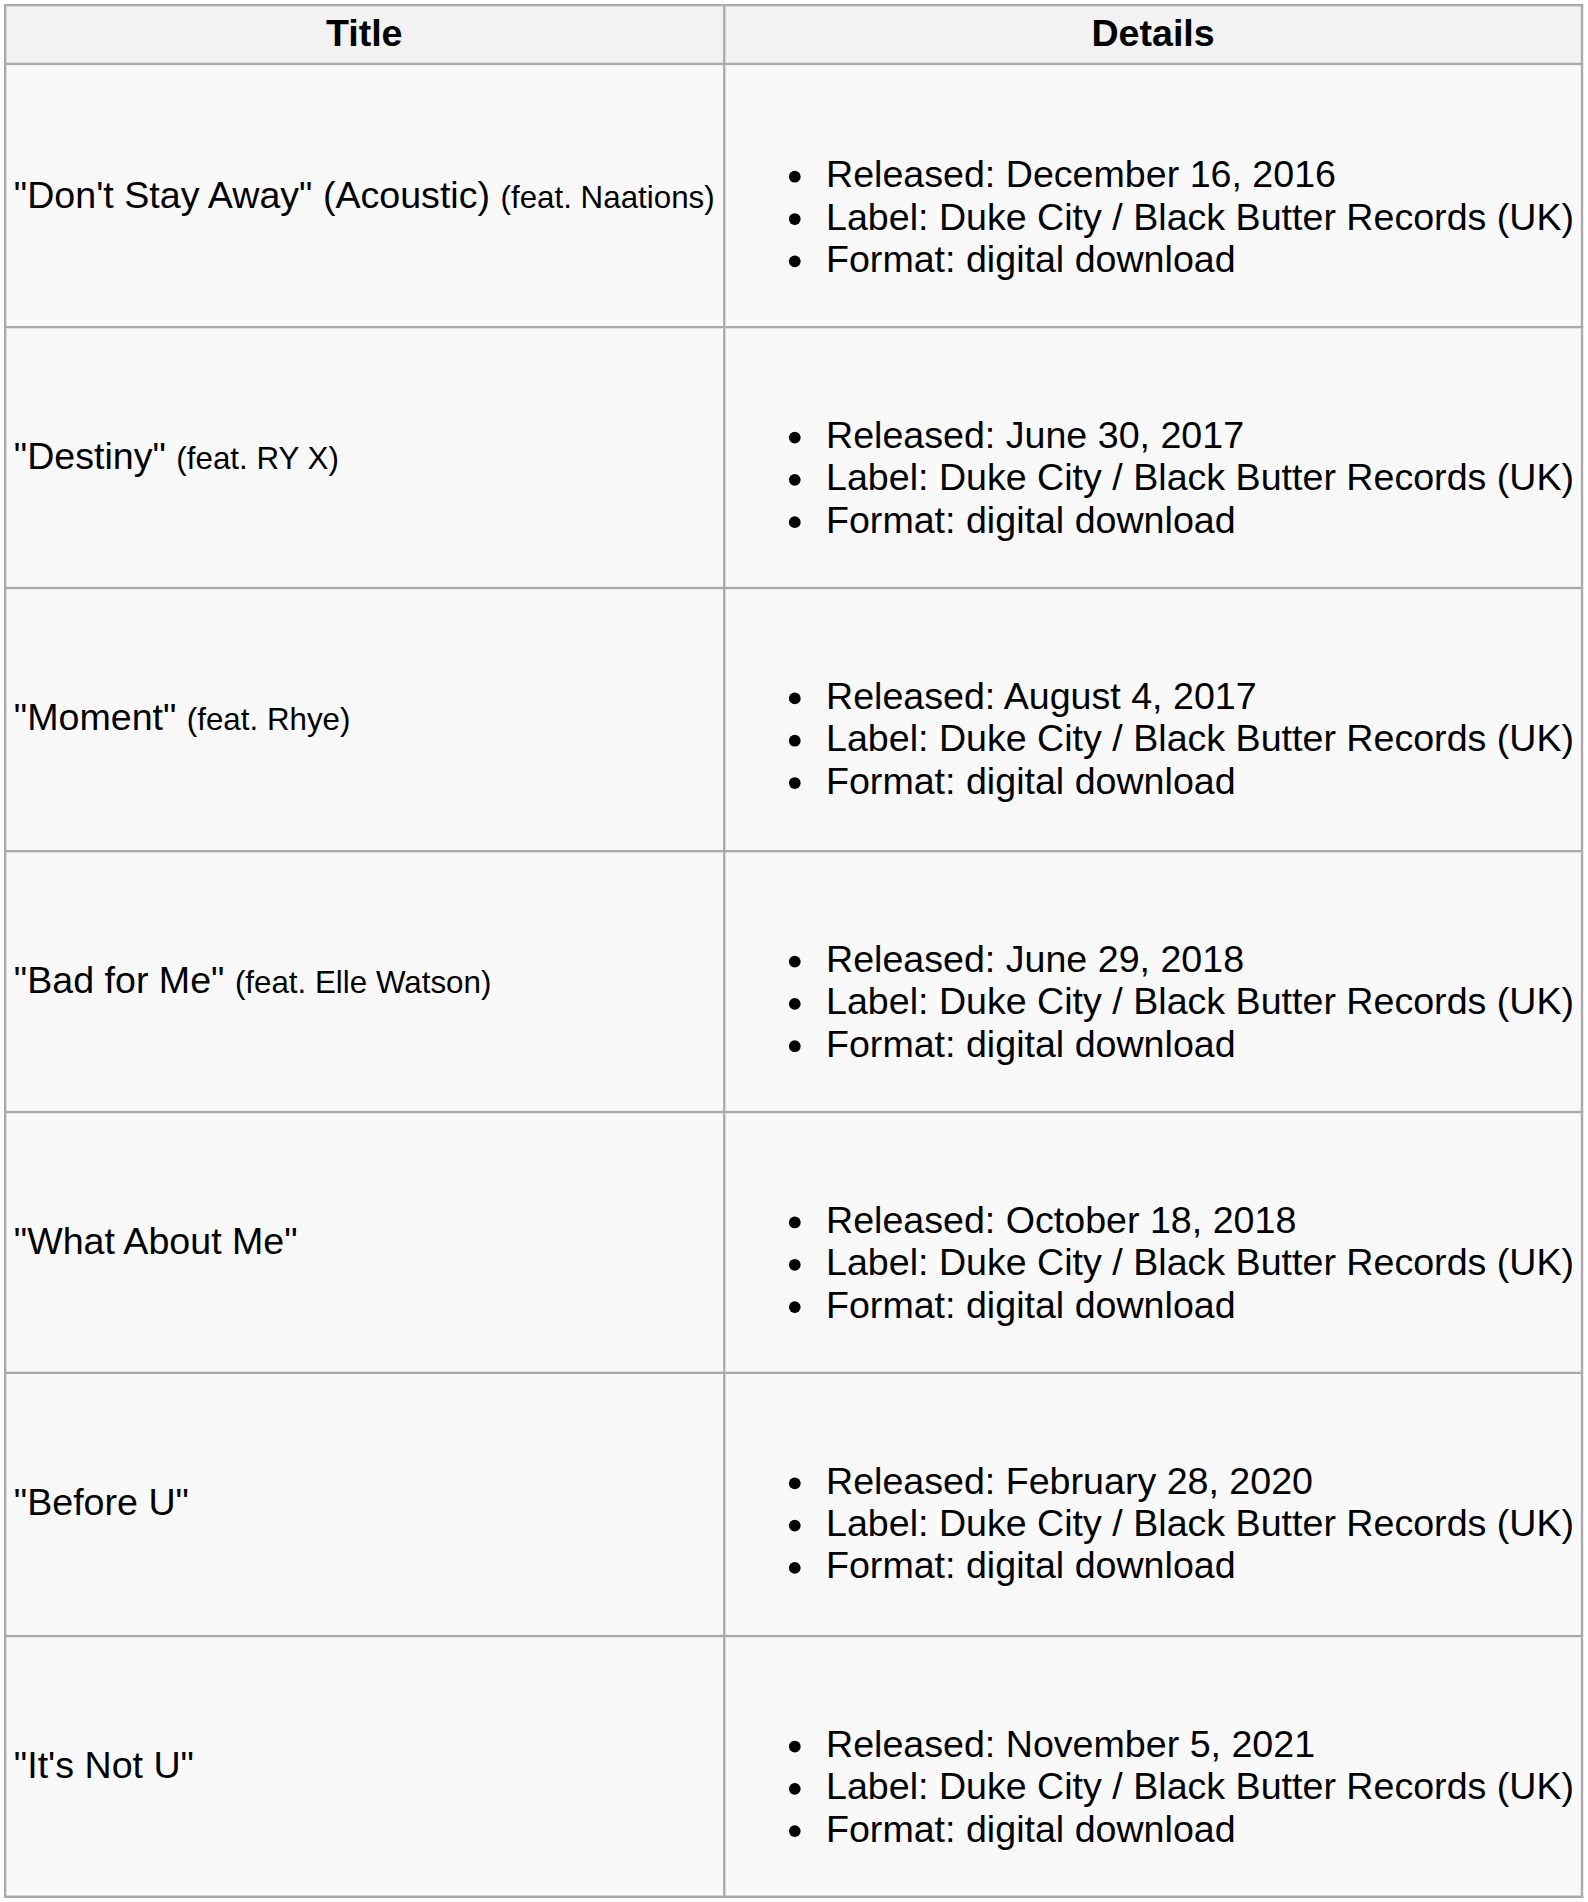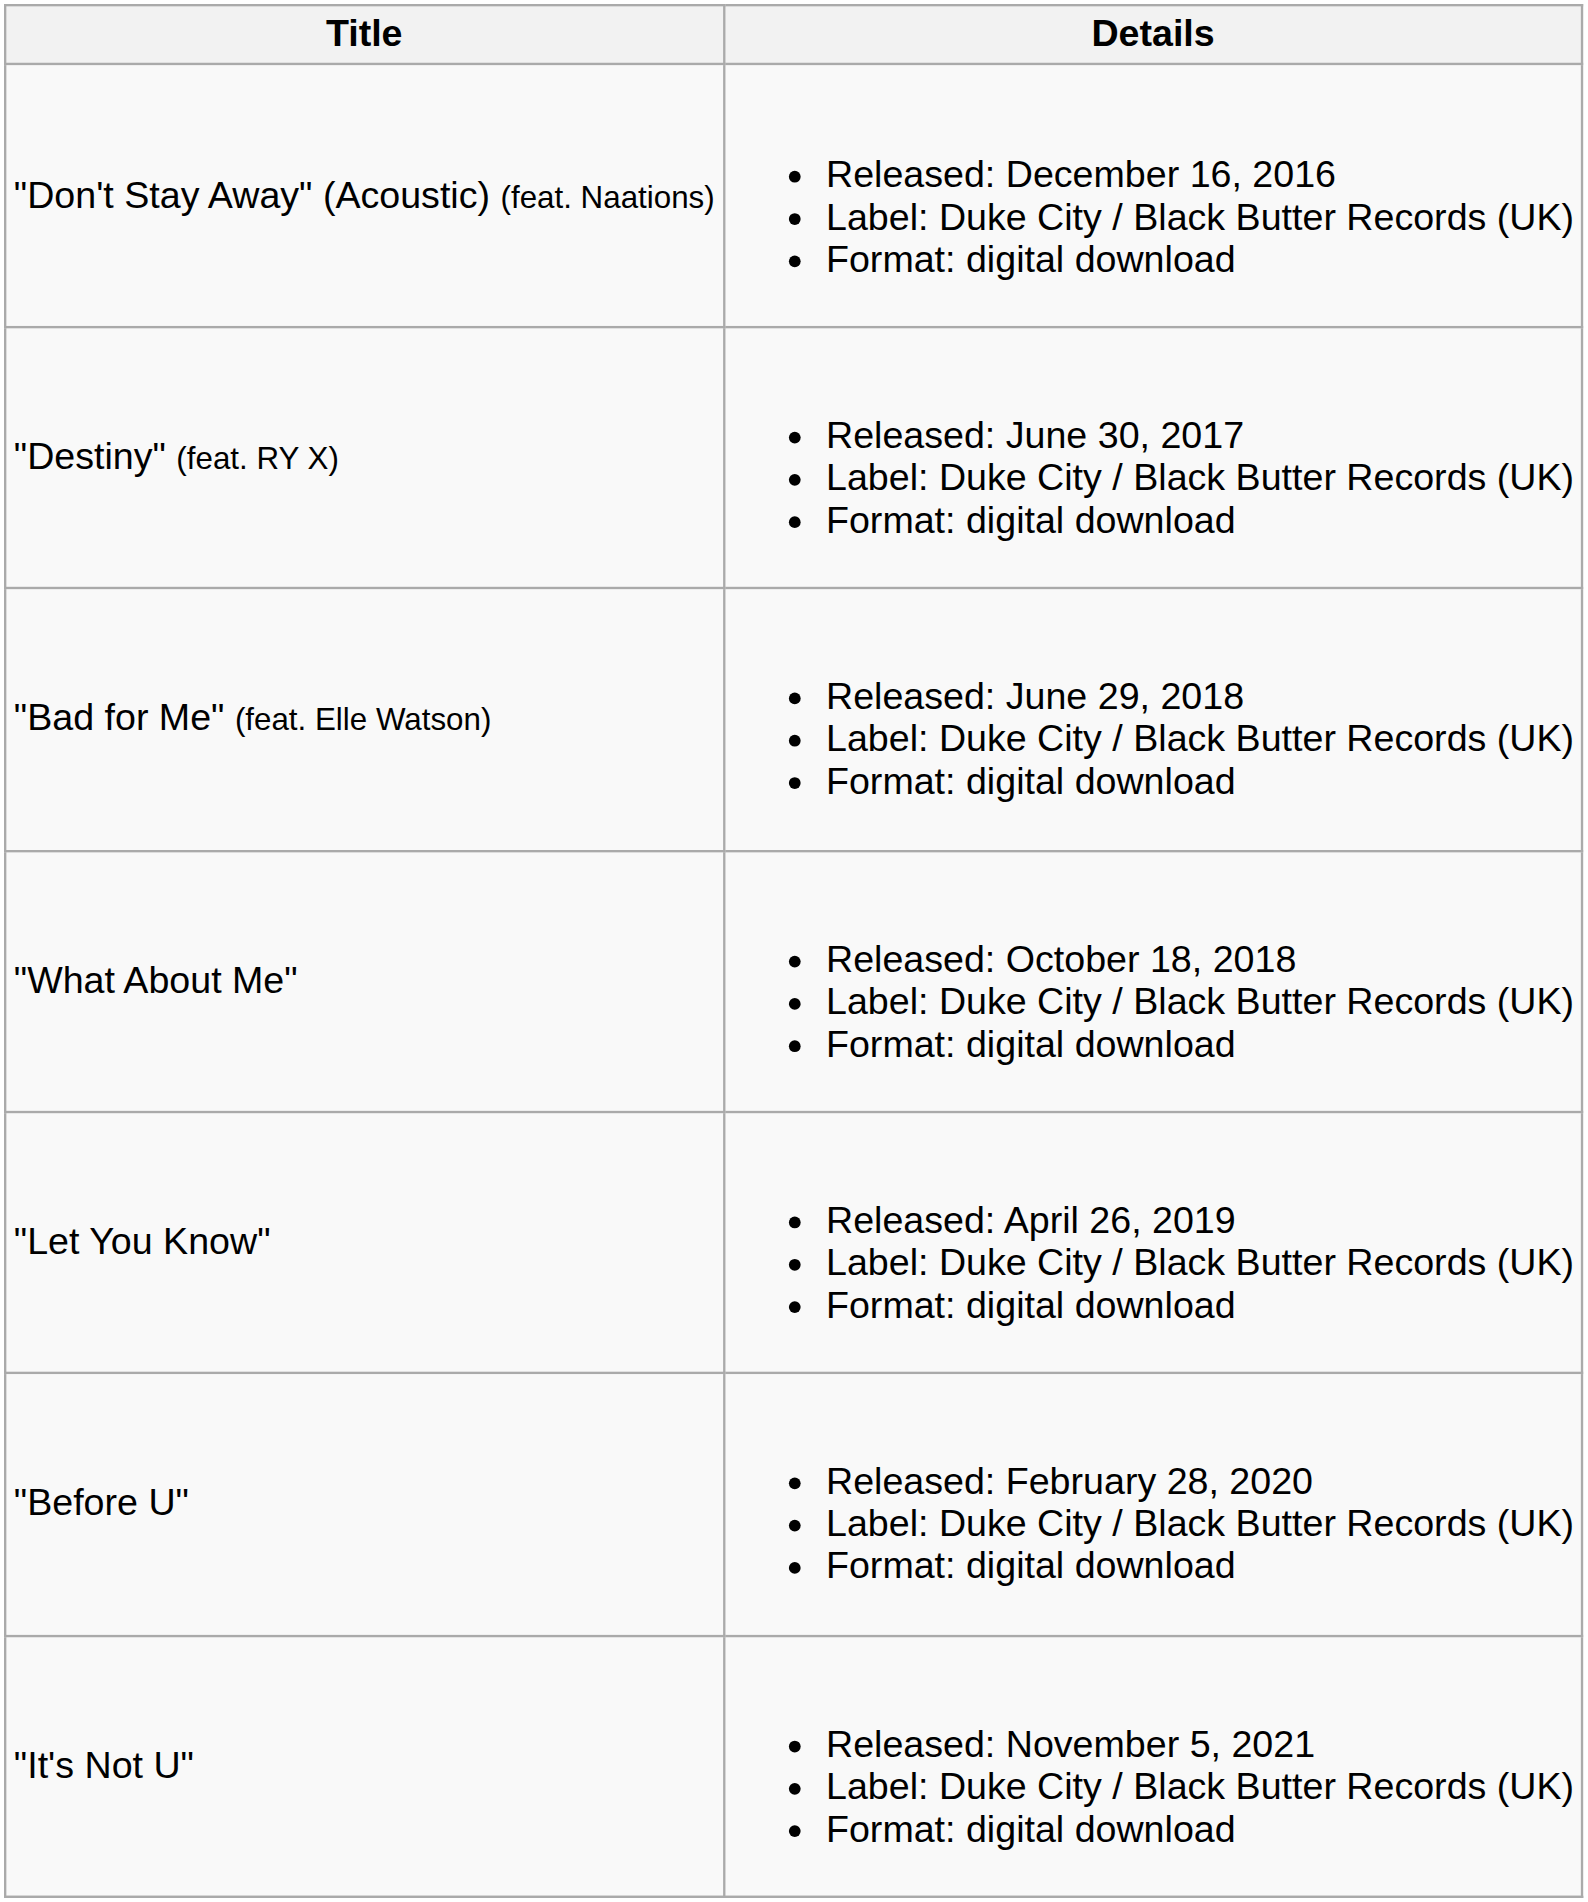- row: (182, 718)
+ row: (142, 1241)
